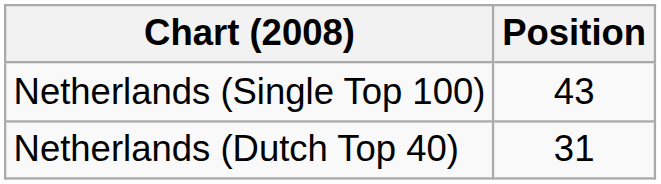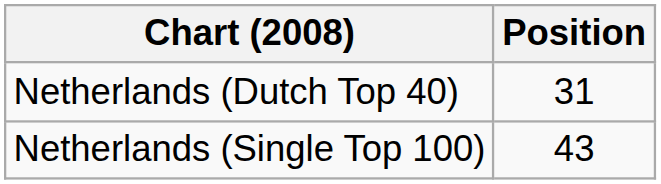rows swapped: (236, 149) <-> (249, 91)
